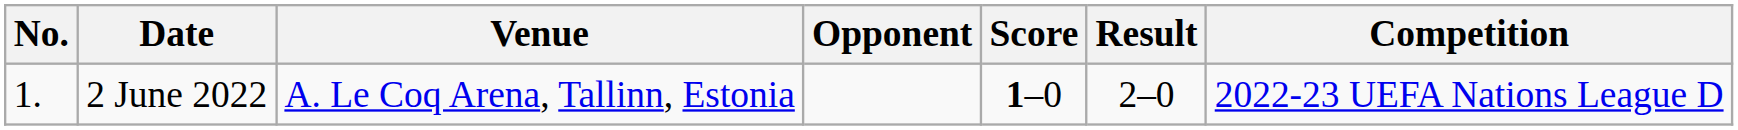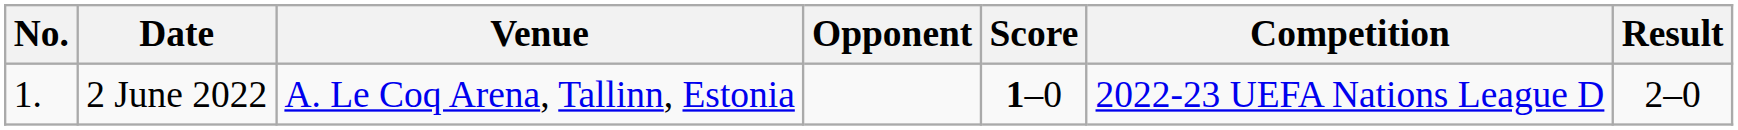columns swapped: (1147, 34) <-> (1469, 34)
